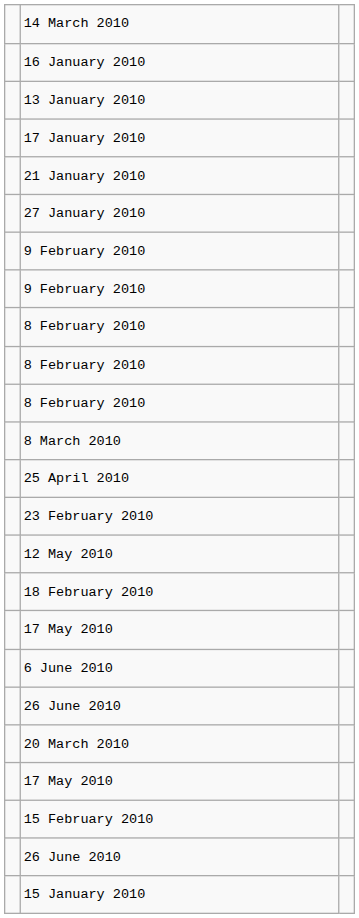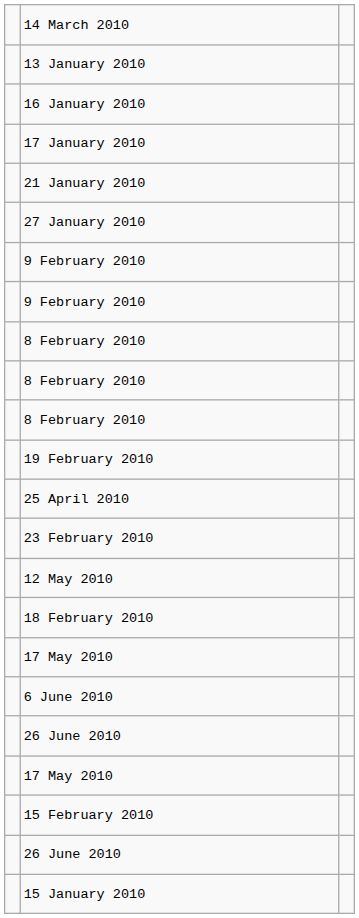rows swapped: (12, 100) <-> (12, 62)
+ row: (12, 459)
- row: (12, 441)
- row: (12, 743)
